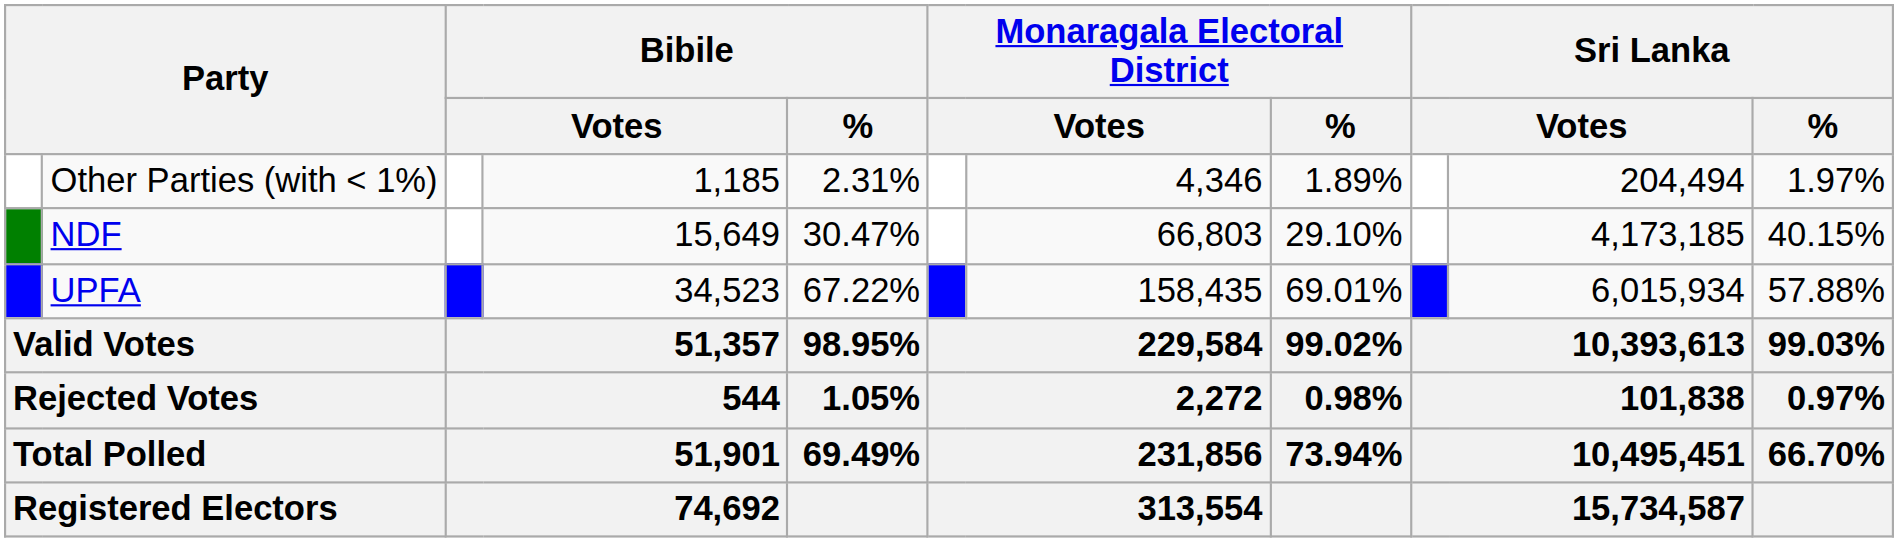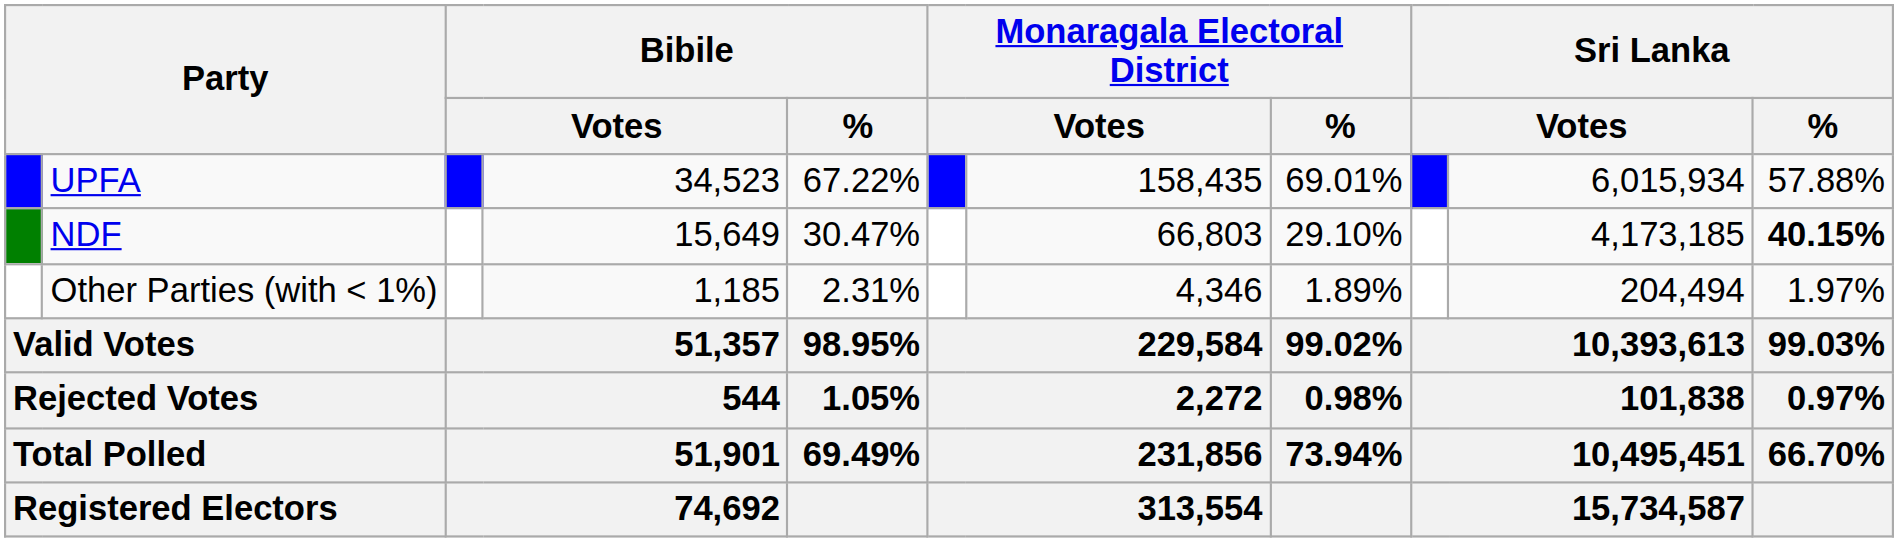rows swapped: (96, 290) <-> (244, 180)
(1826, 235) normal -> (1826, 235) bold
